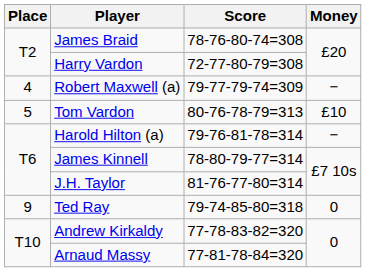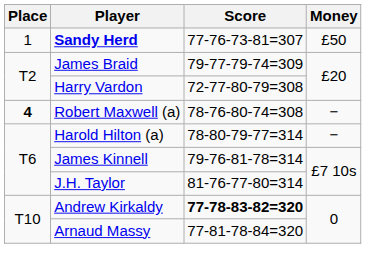+ row: (96, 40)
(245, 40) 78-76-80-74=308 -> (245, 64) 79-77-79-74=309
(28, 87) normal -> (28, 111) bold
(245, 87) 79-77-79-74=309 -> (245, 111) 78-76-80-74=308
- row: (94, 111)
(245, 135) 79-76-81-78=314 -> (245, 135) 78-80-79-77=314
(245, 159) 78-80-79-77=314 -> (245, 159) 79-76-81-78=314
- row: (82, 207)
(245, 231) normal -> (245, 207) bold
